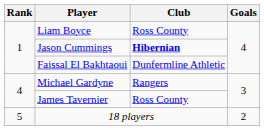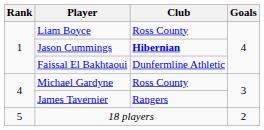(150, 82) Rangers -> (160, 82) Ross County
(160, 99) Ross County -> (150, 99) Rangers
